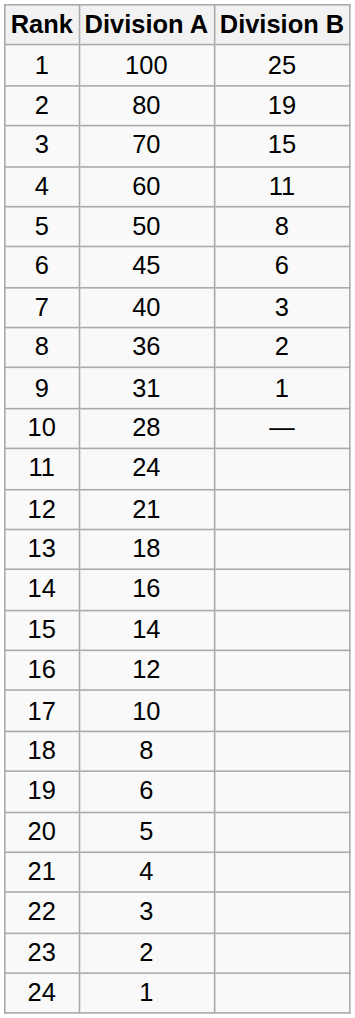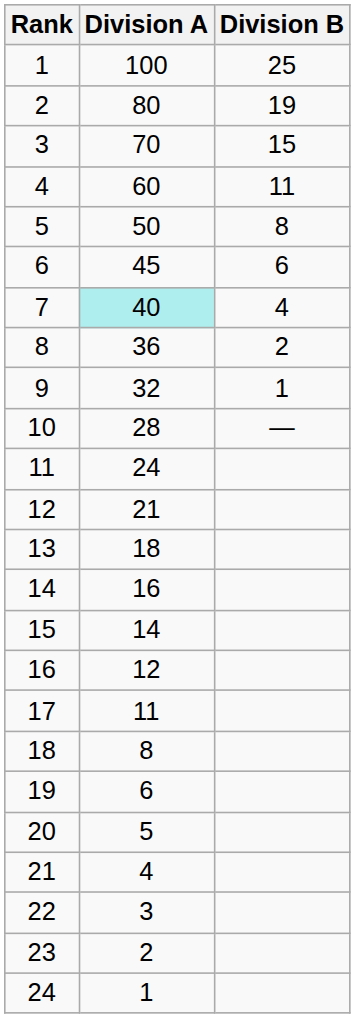(146, 307) no background -> (146, 307) paleturquoise background
(282, 307) 3 -> (282, 307) 4
(146, 387) 31 -> (146, 387) 32
(146, 710) 10 -> (146, 710) 11
